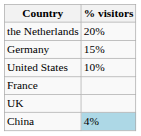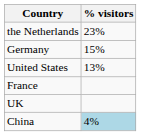(94, 31) 20% -> (94, 31) 23%
(94, 67) 10% -> (94, 67) 13%
